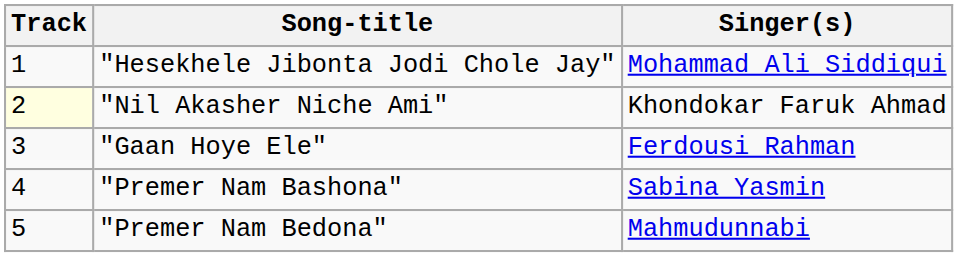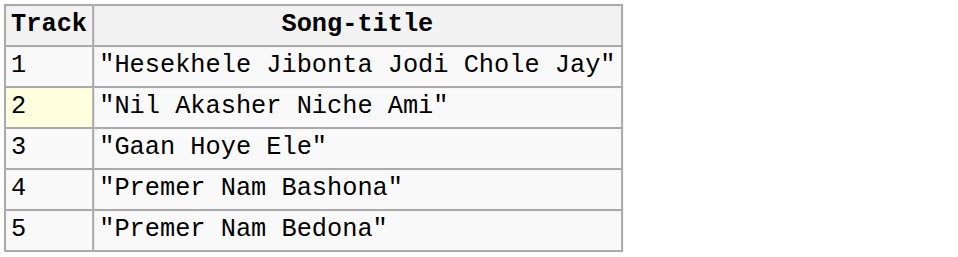- column: (787, 26)
